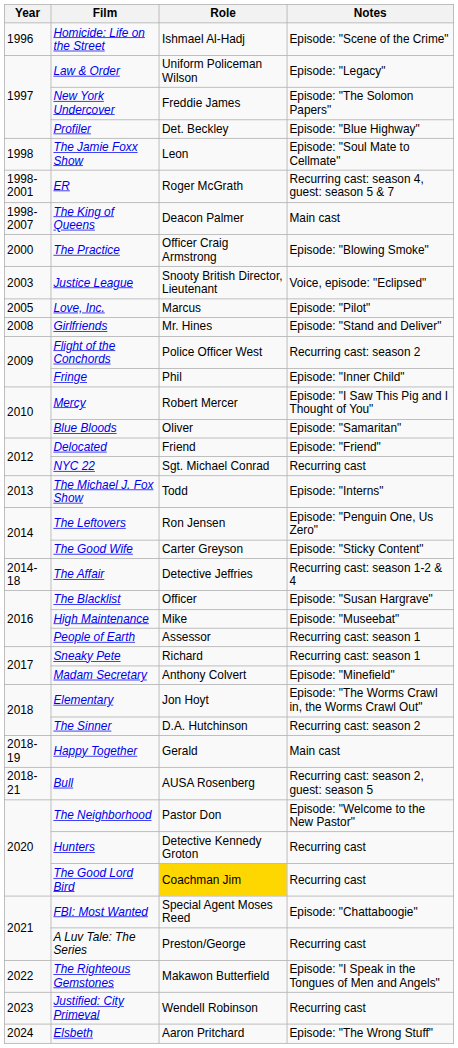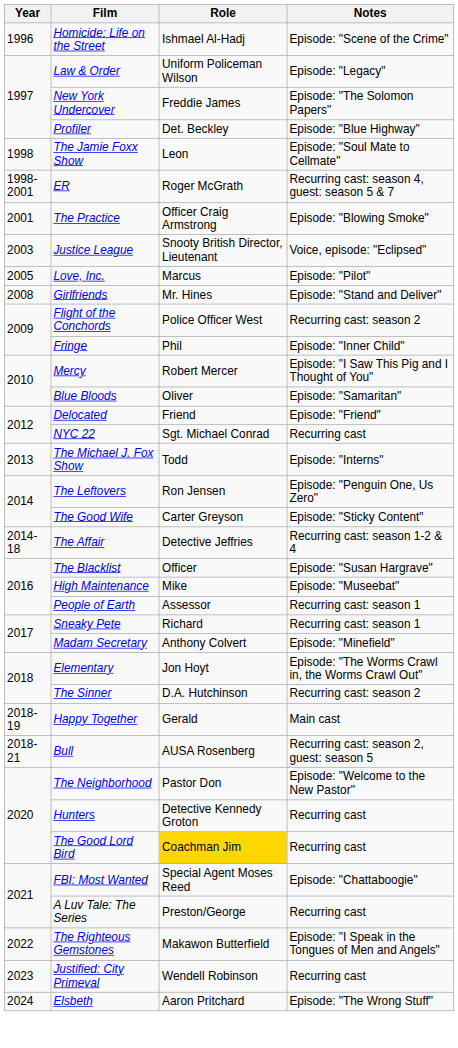- row: (84, 218)
(20, 250) 2000 -> (20, 218) 2001
